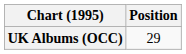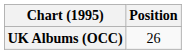(153, 37) 29 -> (153, 37) 26
